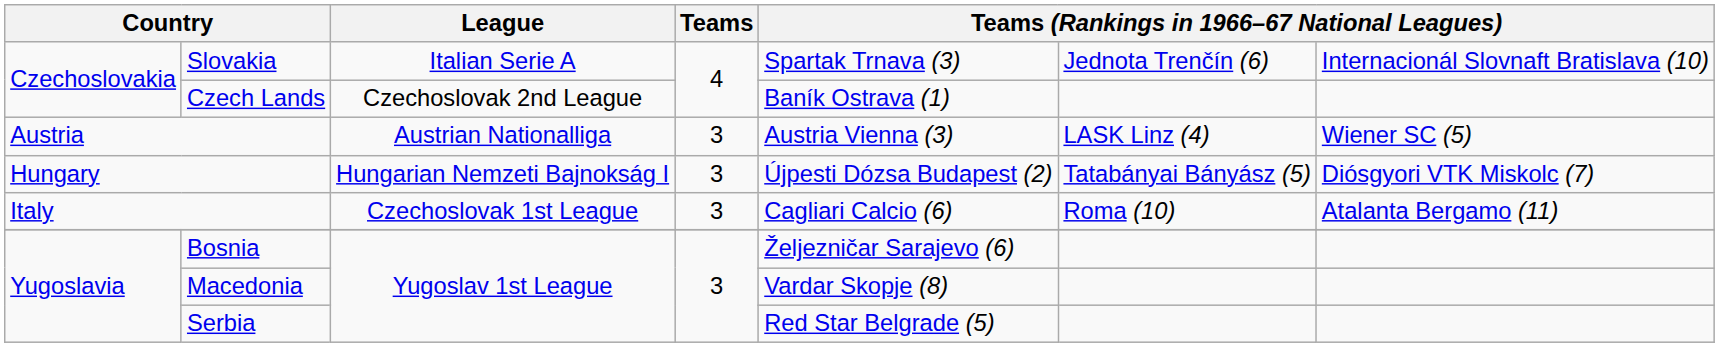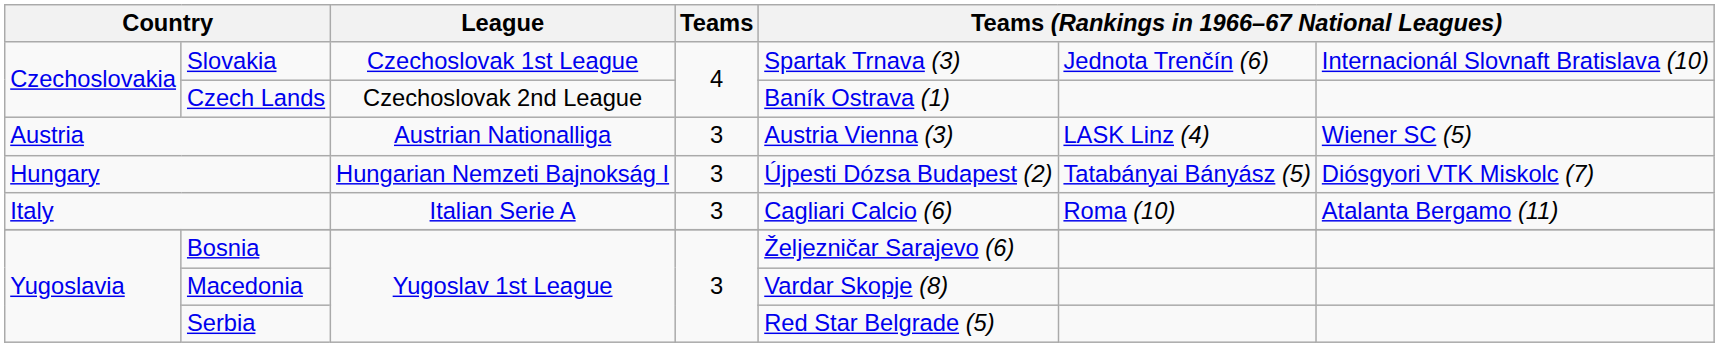(503, 60) Italian Serie A -> (503, 60) Czechoslovak 1st League
(503, 211) Czechoslovak 1st League -> (503, 211) Italian Serie A
